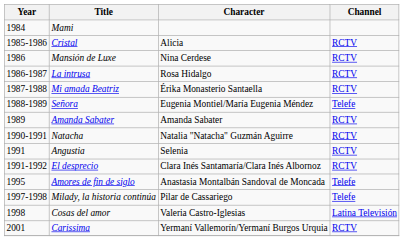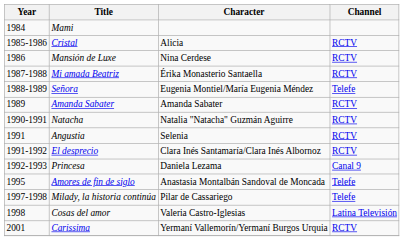- row: (71, 74)
+ row: (68, 166)
